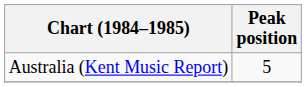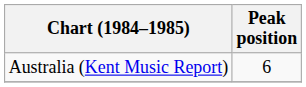(267, 67) 5 -> (267, 67) 6
